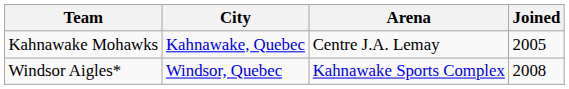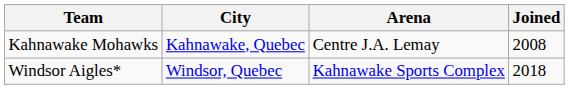(529, 44) 2005 -> (529, 44) 2008
(529, 71) 2008 -> (529, 71) 2018
